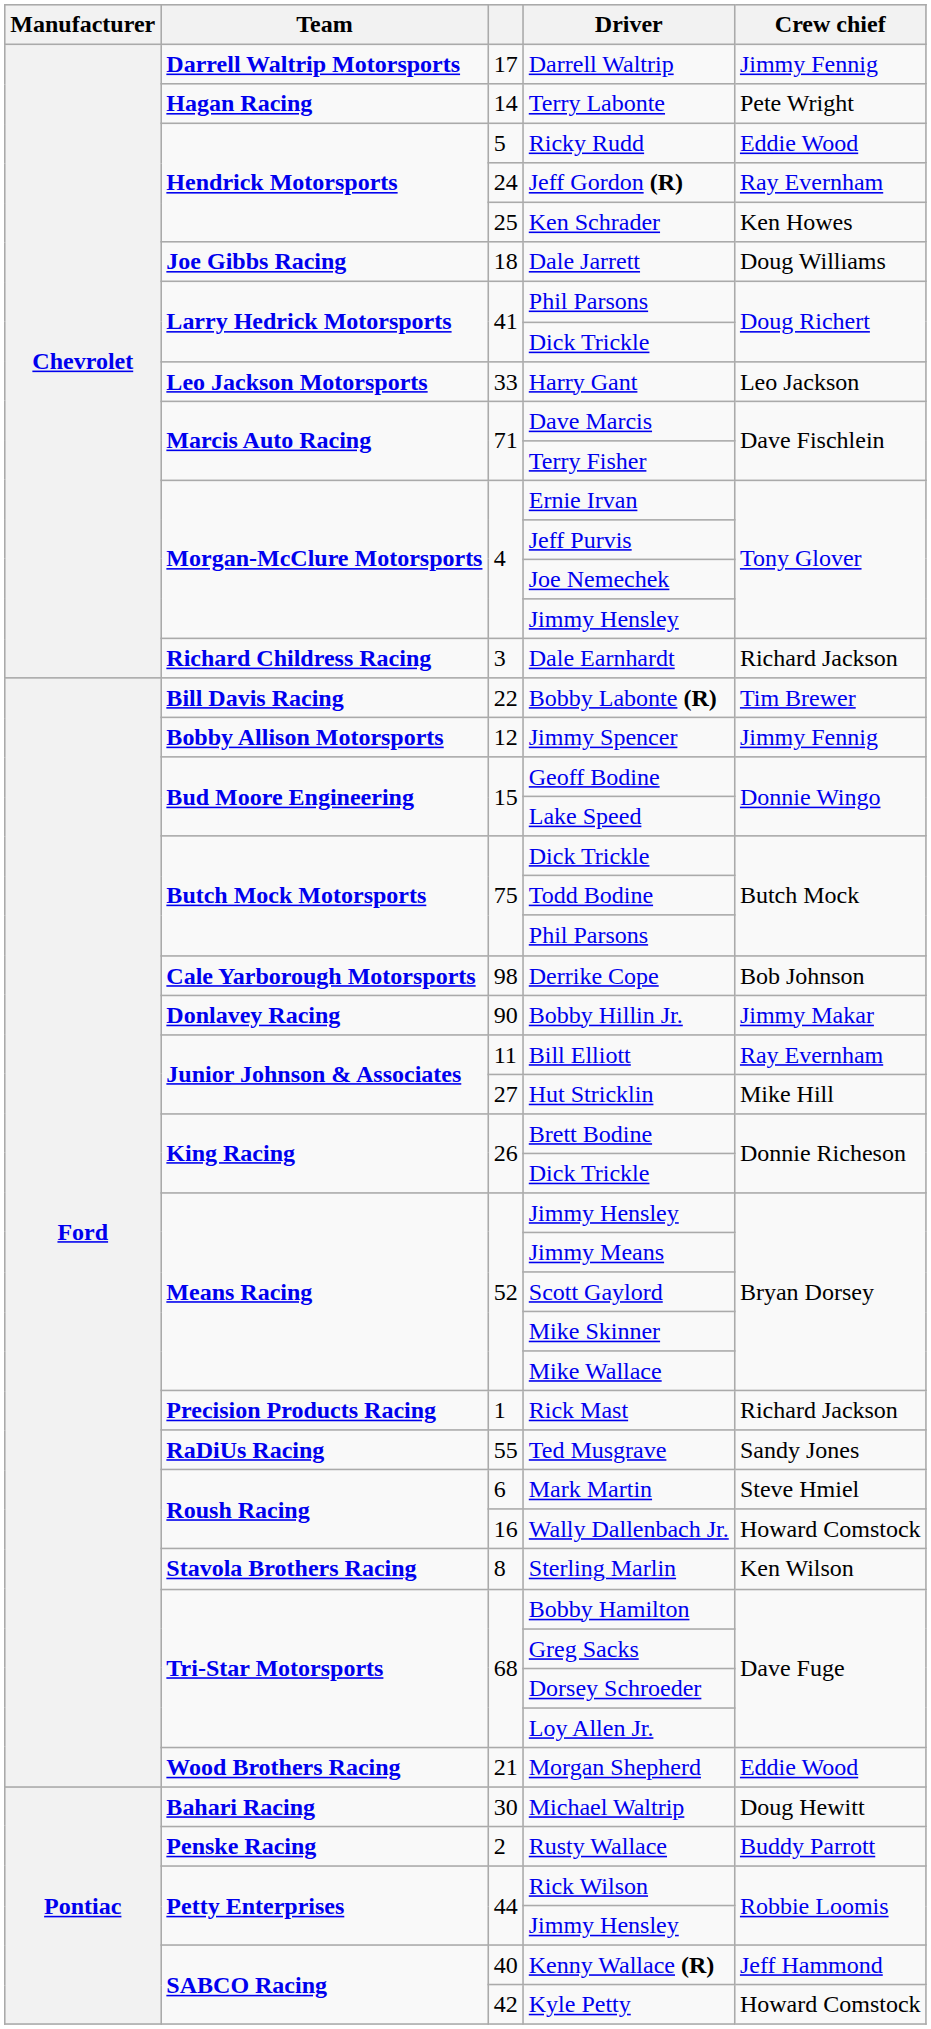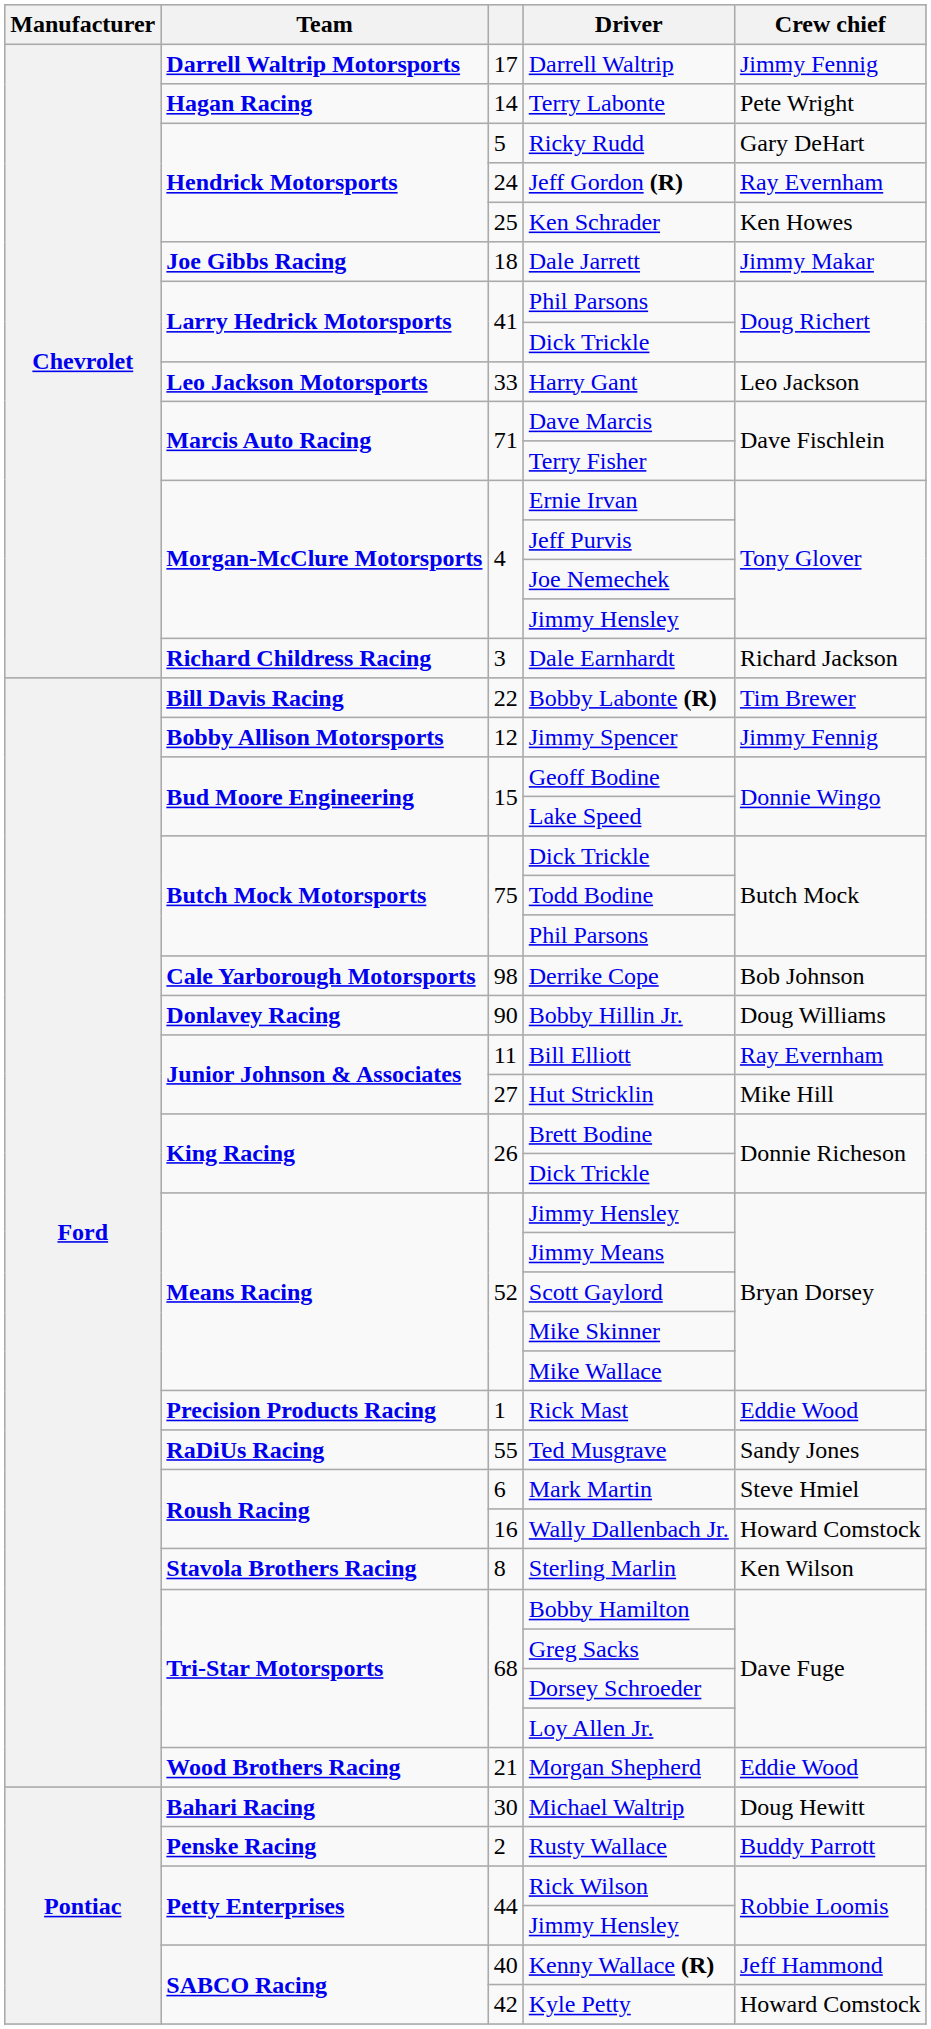(799, 143) Eddie Wood -> (802, 143) Gary DeHart
(813, 262) Doug Williams -> (807, 262) Jimmy Makar
(807, 1014) Jimmy Makar -> (813, 1014) Doug Williams
(819, 1410) Richard Jackson -> (799, 1410) Eddie Wood
